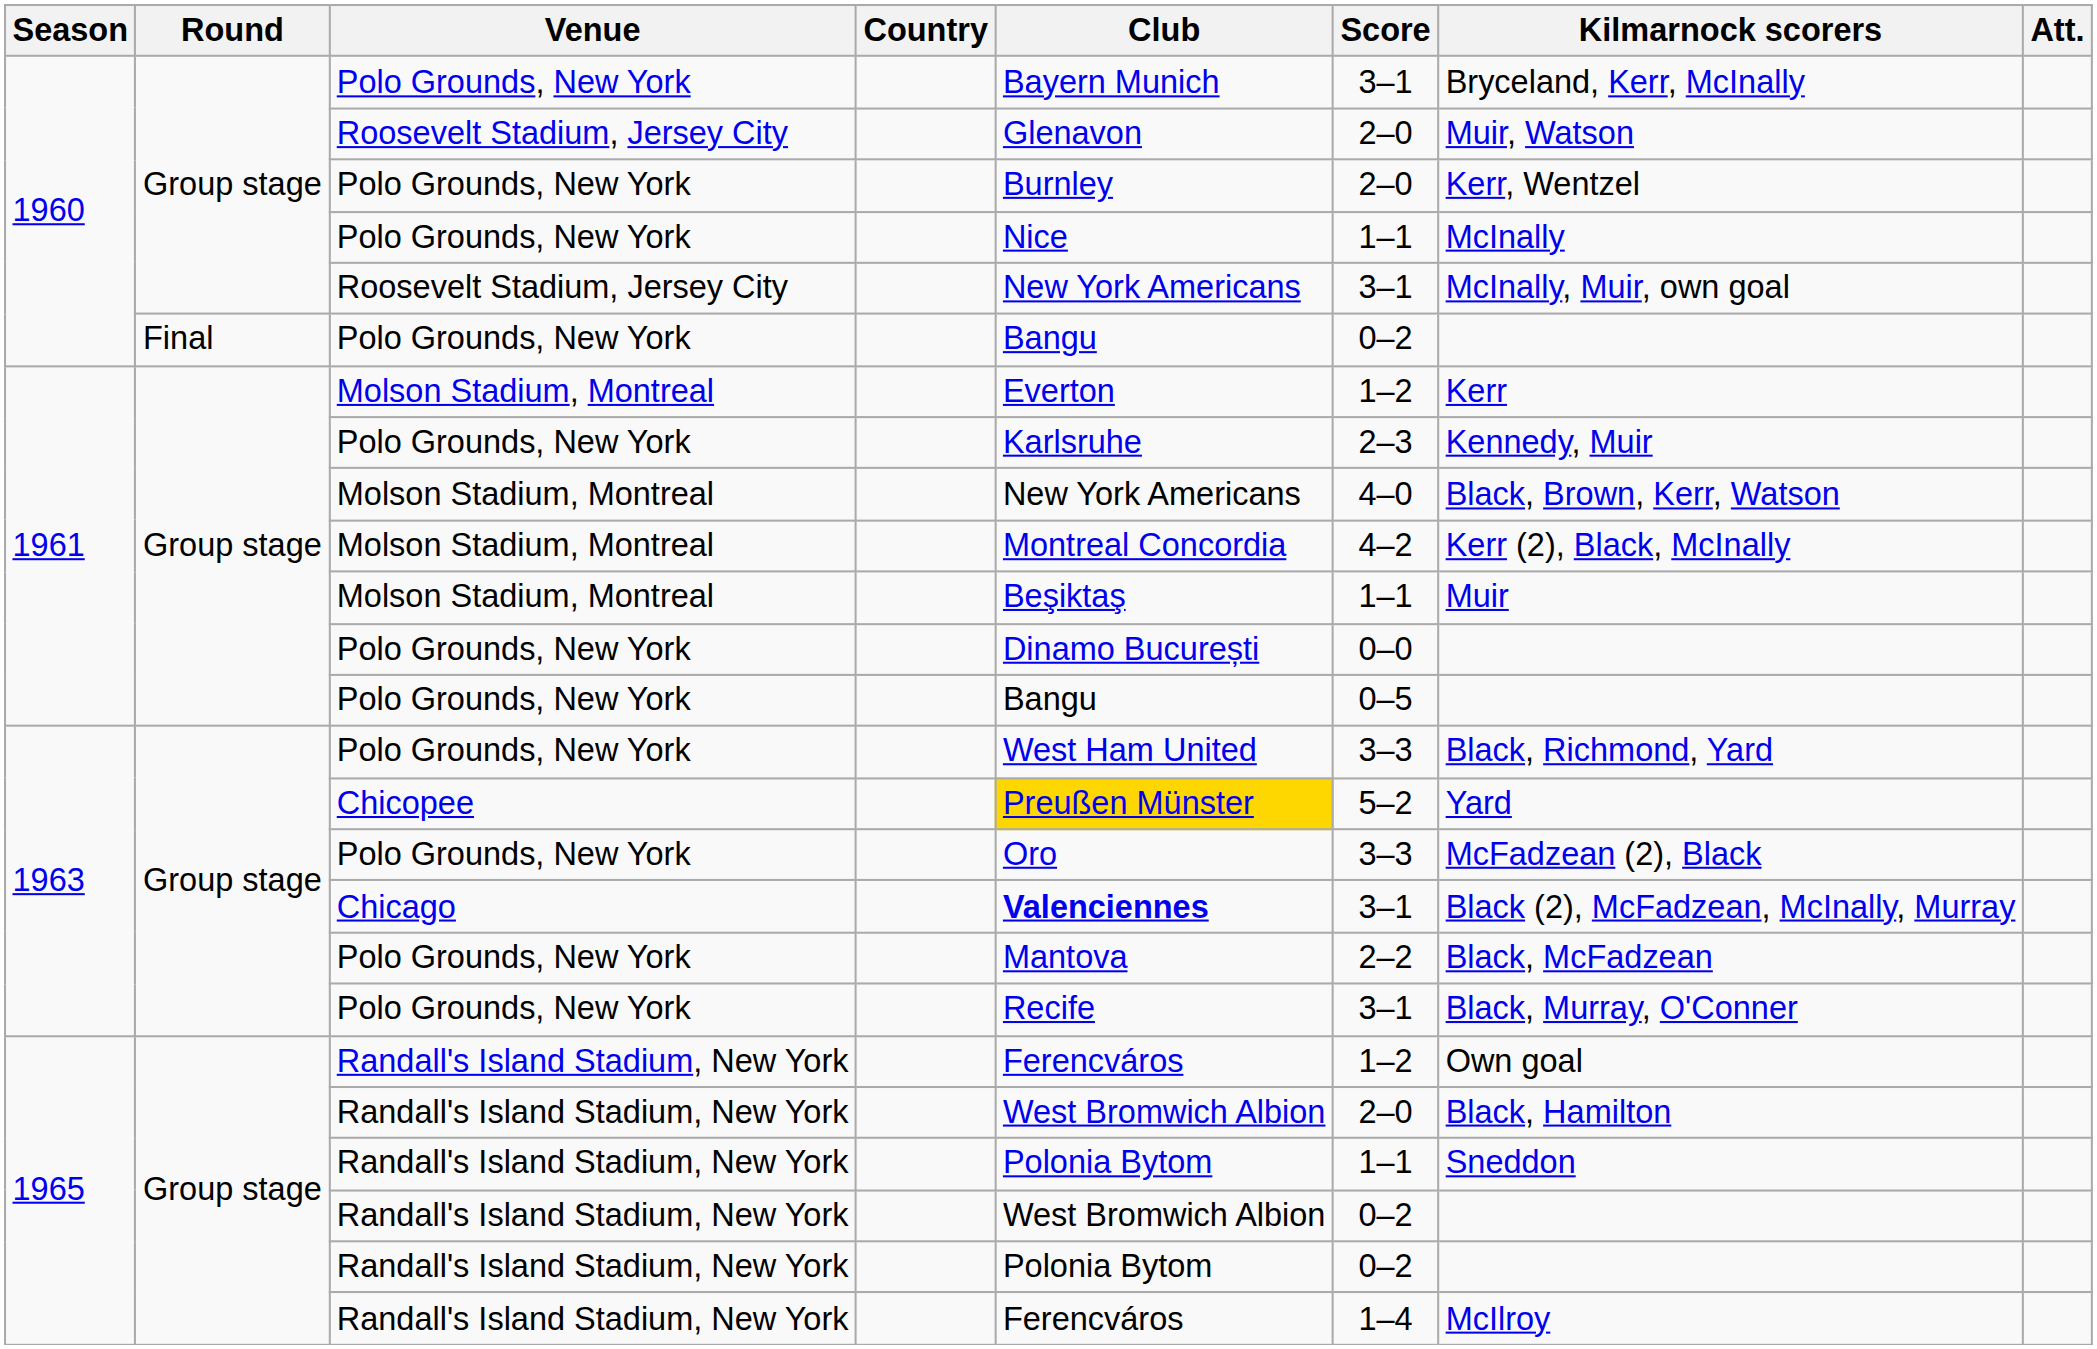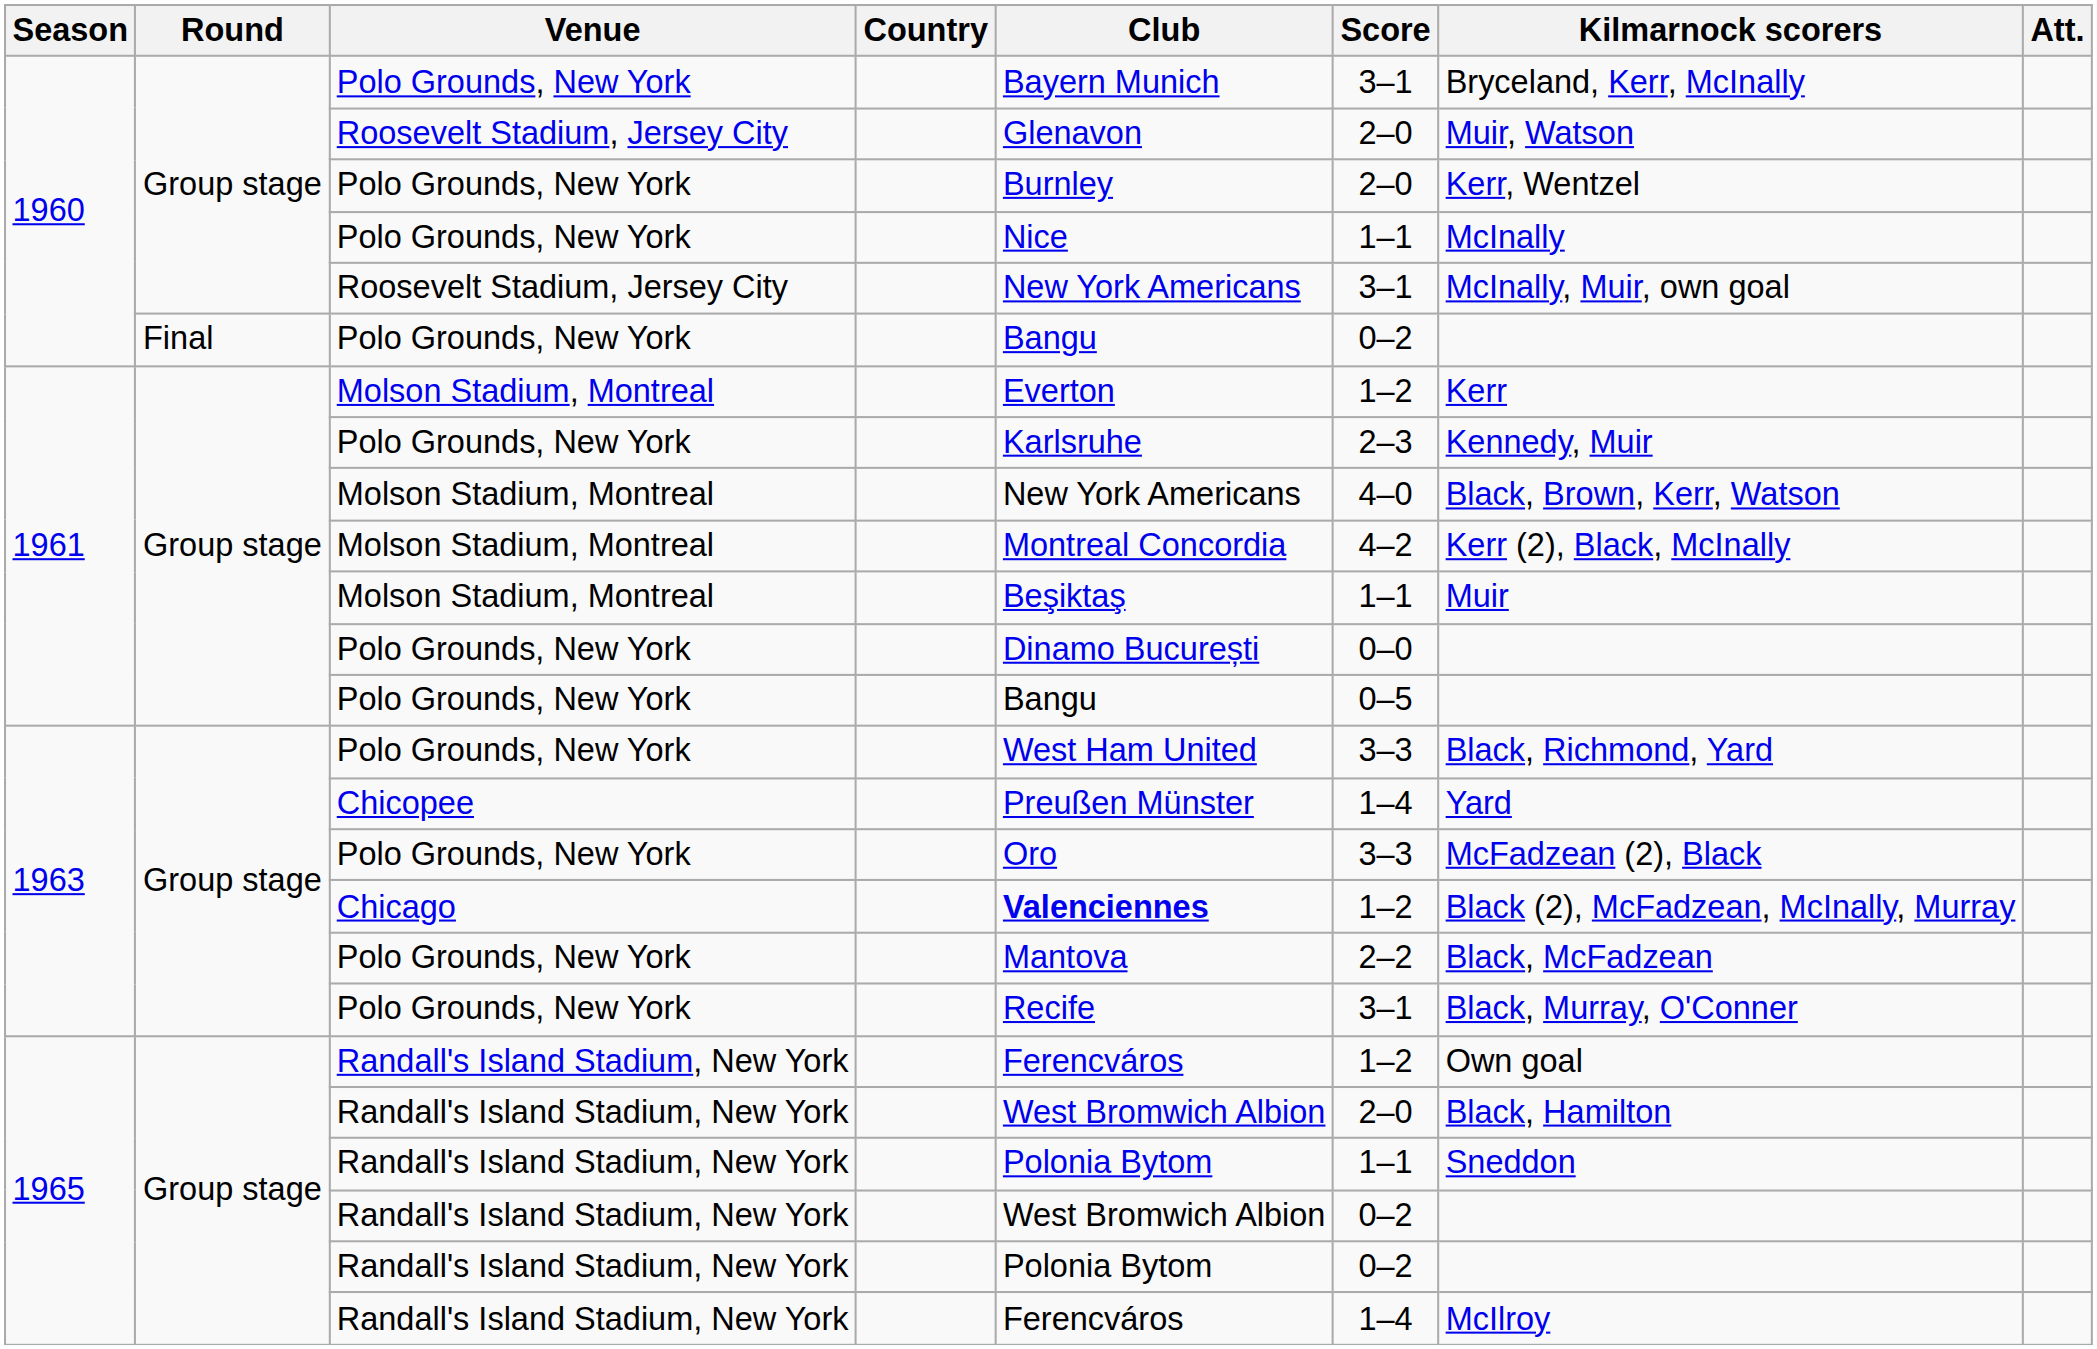(1128, 802) gold background -> (1128, 802) no background
(1386, 802) 5–2 -> (1386, 802) 1–4
(1386, 905) 3–1 -> (1386, 905) 1–2
